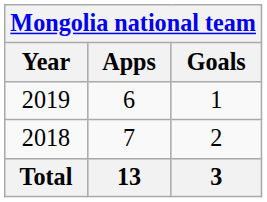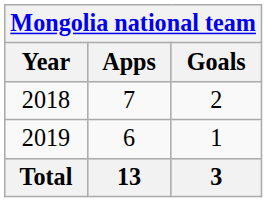rows swapped: (46, 138) <-> (46, 100)
